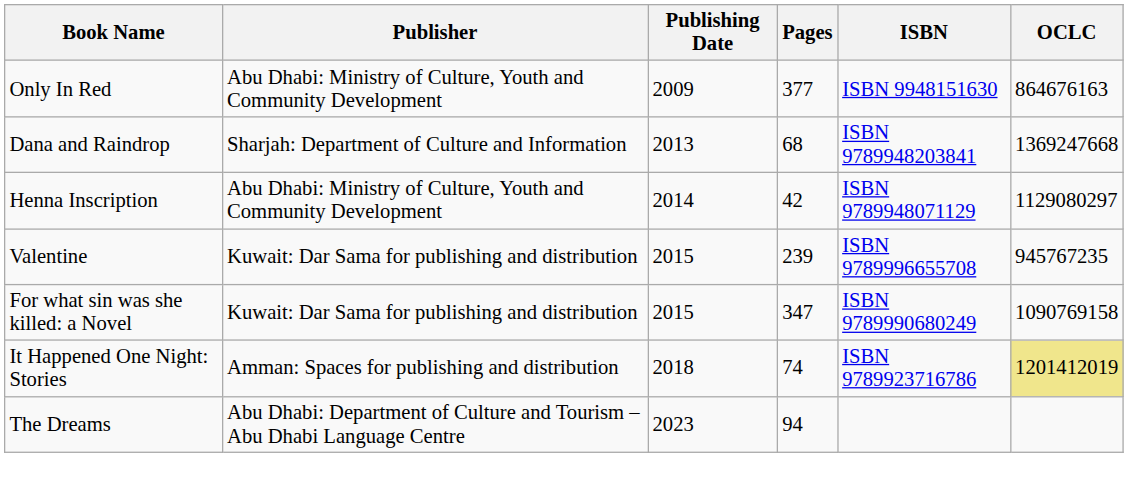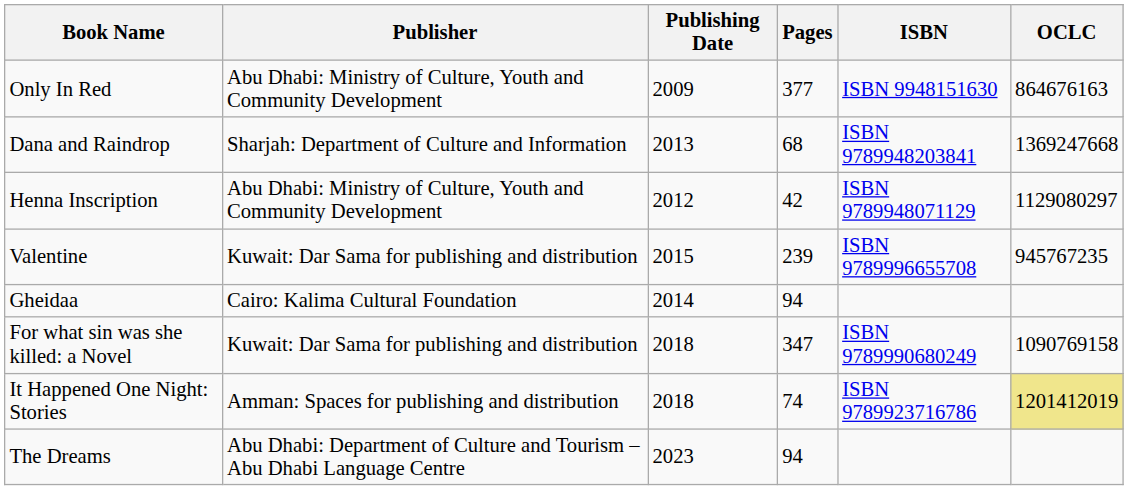(673, 200) 2014 -> (673, 200) 2012
+ row: (44, 300)
(673, 312) 2015 -> (673, 344) 2018
